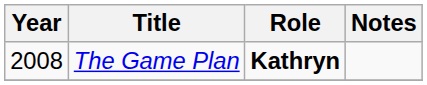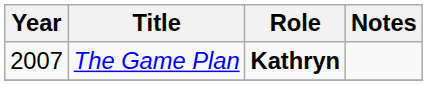(37, 60) 2008 -> (37, 60) 2007
